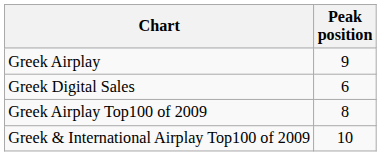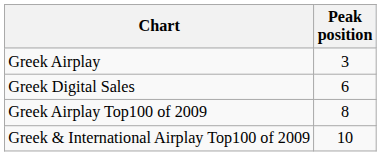(345, 61) 9 -> (345, 61) 3
